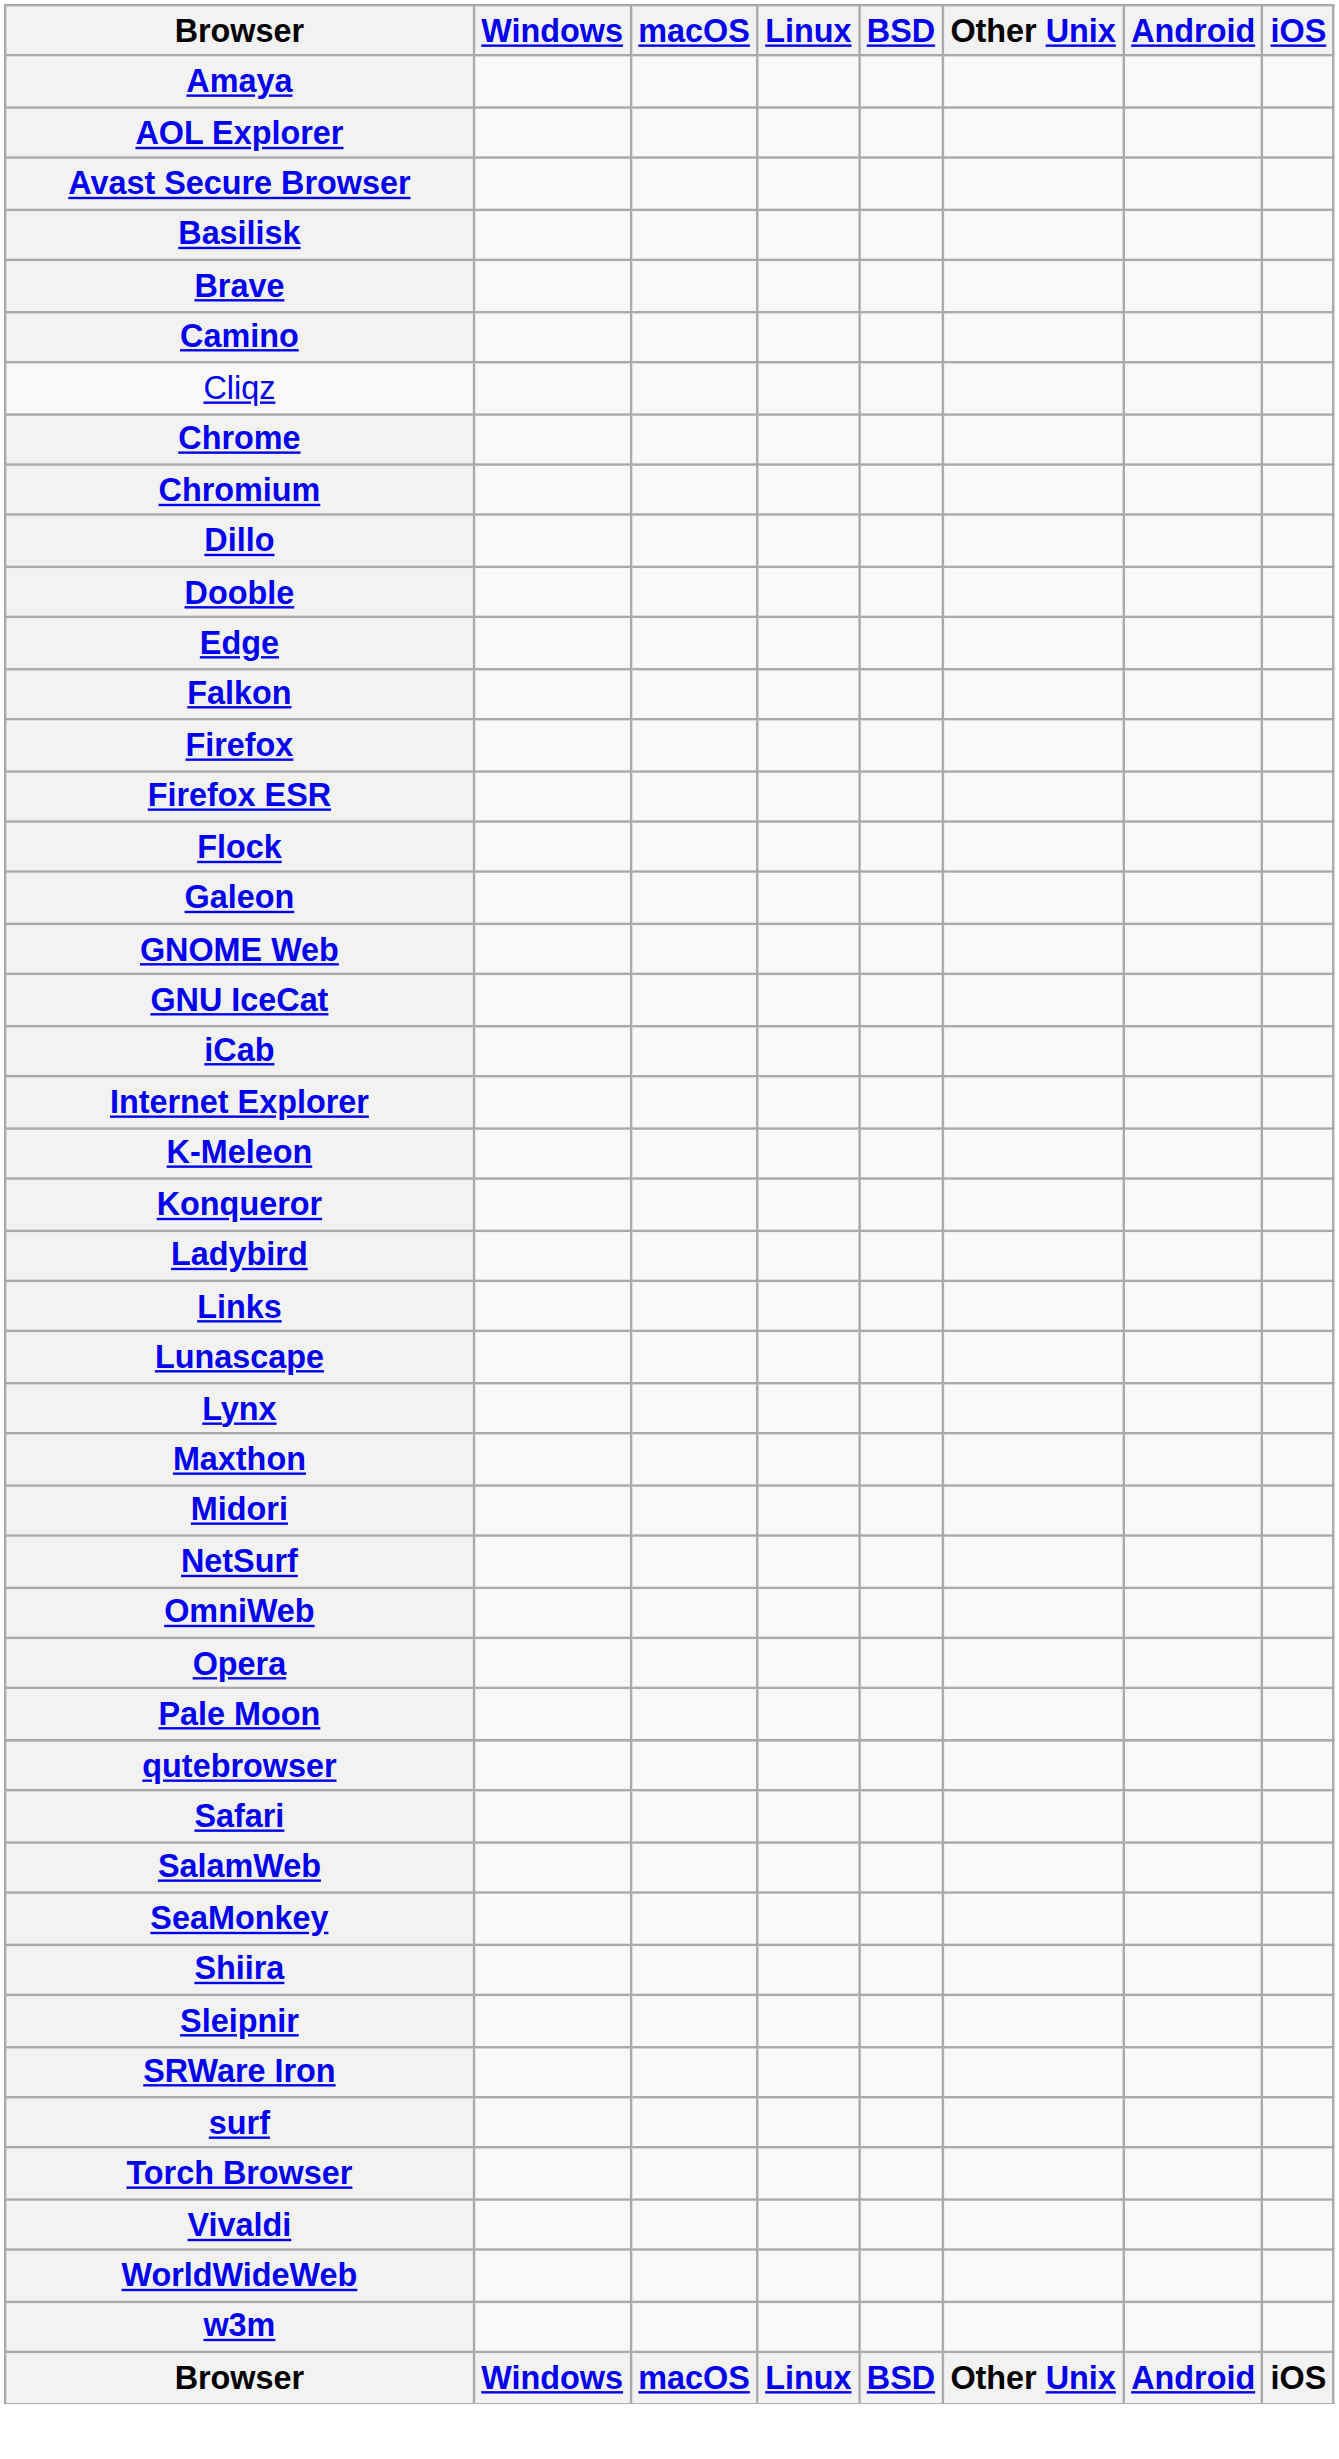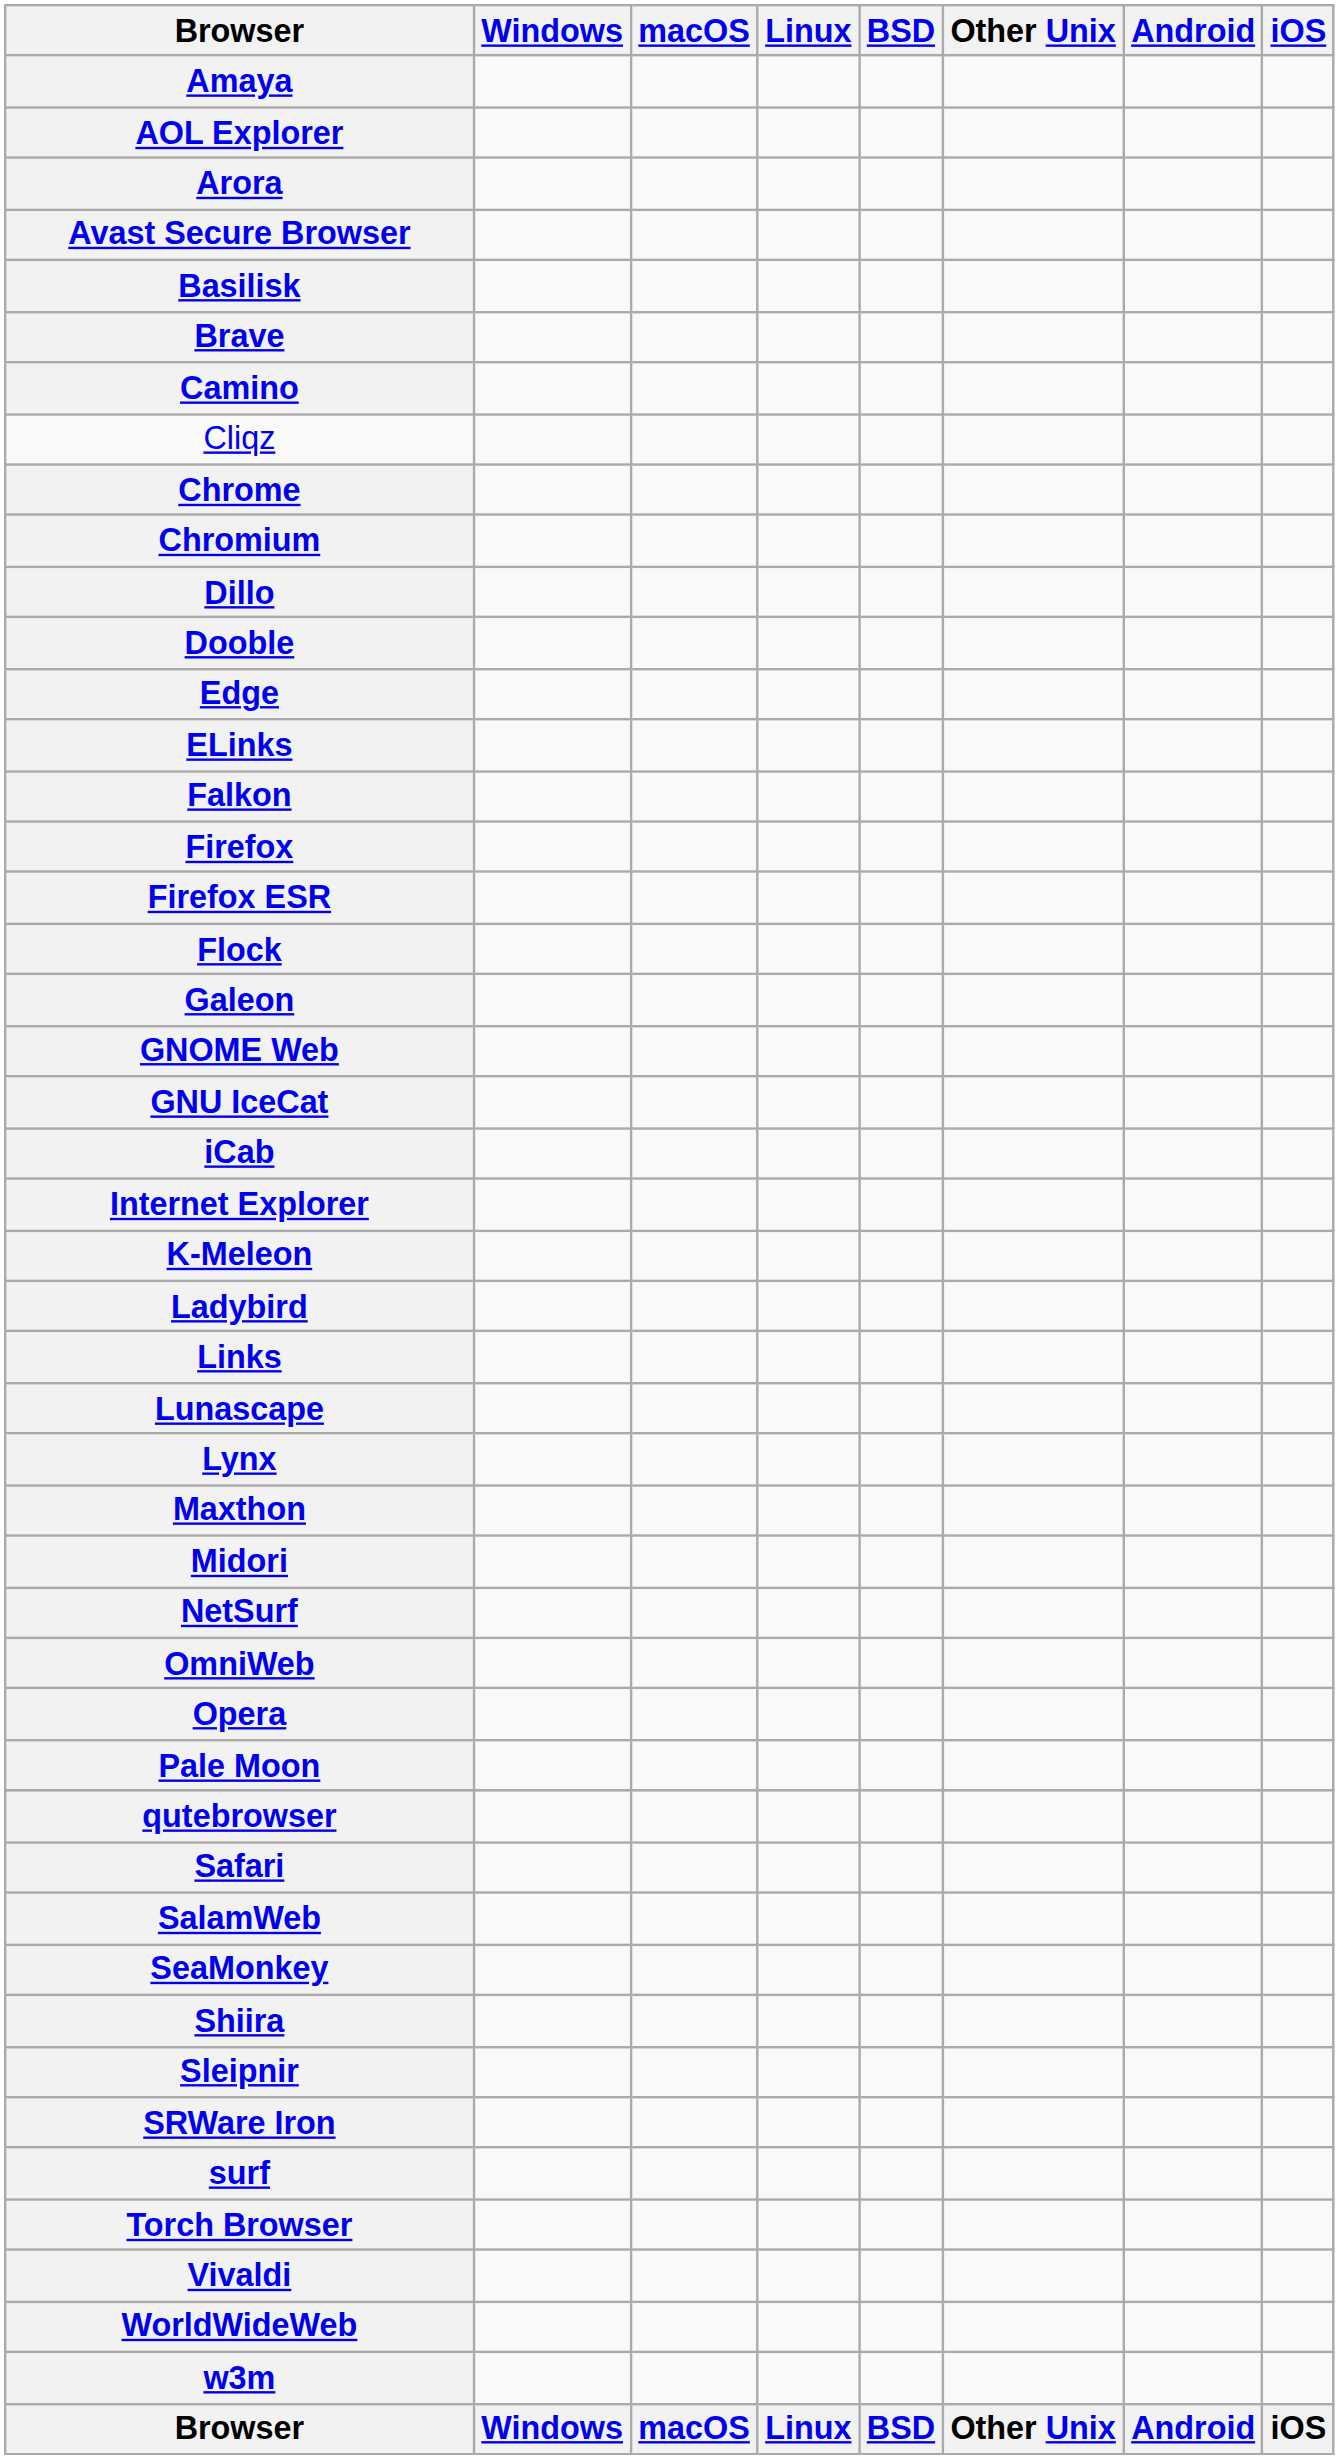+ row: (239, 183)
+ row: (239, 745)
- row: (239, 1204)
